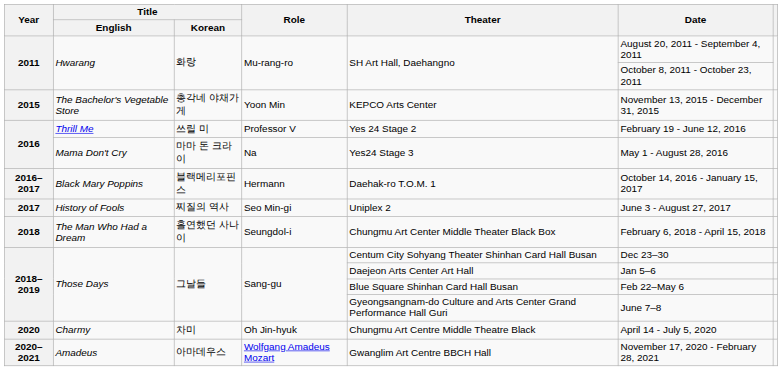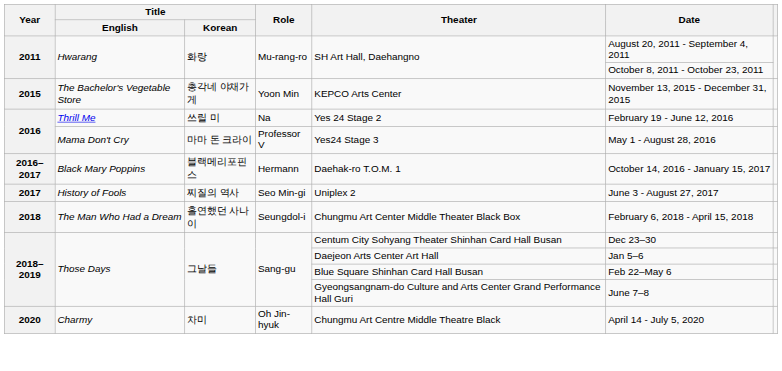(270, 129) Professor V -> (264, 117) Na
(250, 153) Na -> (279, 140) Professor V
- row: (76, 352)
